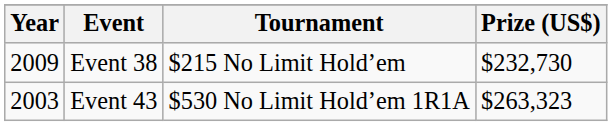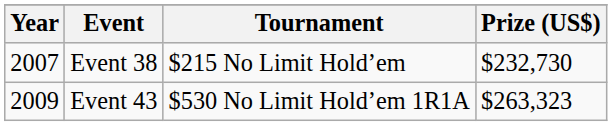(35, 62) 2009 -> (35, 62) 2007
(35, 100) 2003 -> (35, 100) 2009
